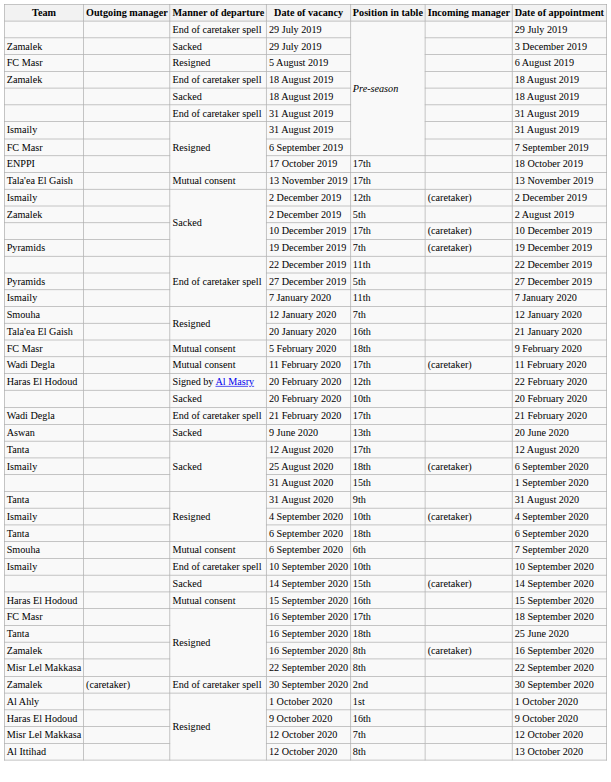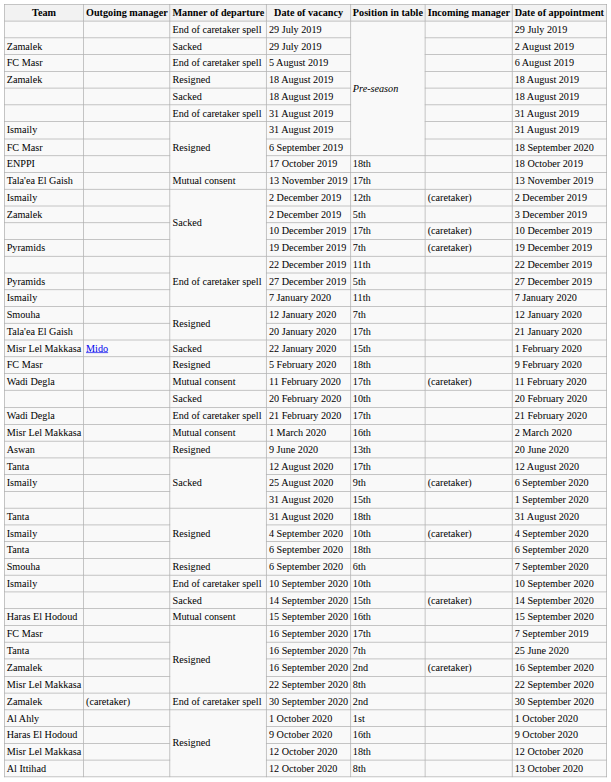(551, 46) 3 December 2019 -> (544, 46) 2 August 2019
(191, 63) Resigned -> (217, 63) End of caretaker spell
(217, 80) End of caretaker spell -> (191, 80) Resigned
(552, 147) 7 September 2019 -> (554, 147) 18 September 2020
(362, 164) 17th -> (362, 164) 18th
(544, 214) 2 August 2019 -> (551, 214) 3 December 2019
(362, 332) 16th -> (362, 332) 17th
+ row: (44, 348)
(204, 348) Mutual consent -> (191, 365) Resigned
- row: (42, 382)
+ row: (44, 432)
(187, 432) Sacked -> (191, 449) Resigned
(362, 466) 18th -> (359, 483) 9th
(359, 500) 9th -> (362, 516) 18th
(204, 550) Mutual consent -> (191, 567) Resigned
(554, 617) 18 September 2020 -> (552, 634) 7 September 2019
(362, 634) 18th -> (359, 651) 7th
(359, 651) 8th -> (360, 667) 2nd
(359, 735) 7th -> (362, 751) 18th
